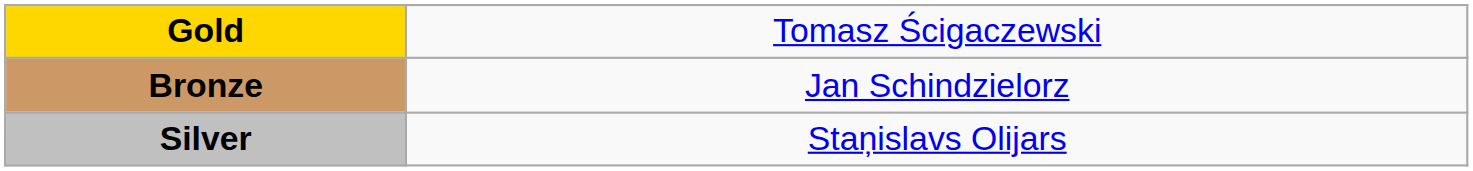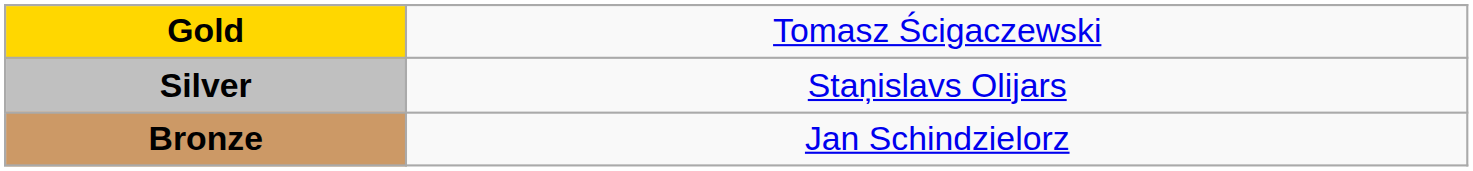rows swapped: (206, 138) <-> (206, 84)
